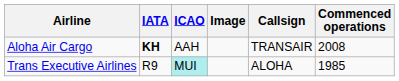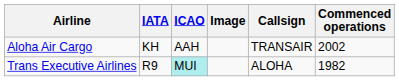(151, 47) bold -> (151, 47) normal
(332, 47) 2008 -> (332, 47) 2002
(332, 66) 1985 -> (332, 66) 1982
